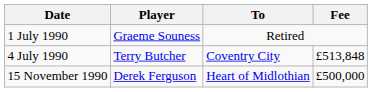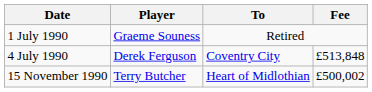(149, 55) Terry Butcher -> (155, 55) Derek Ferguson
(155, 76) Derek Ferguson -> (149, 76) Terry Butcher
(340, 76) £500,000 -> (340, 76) £500,002
